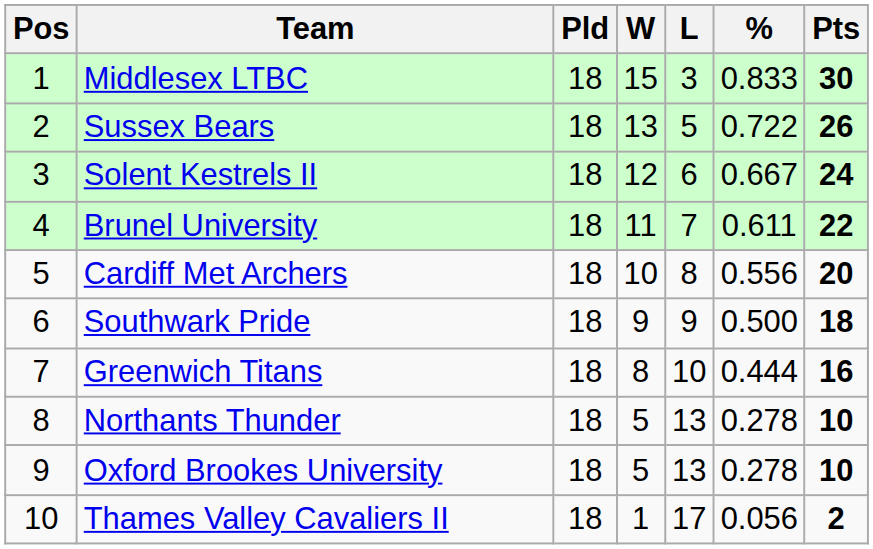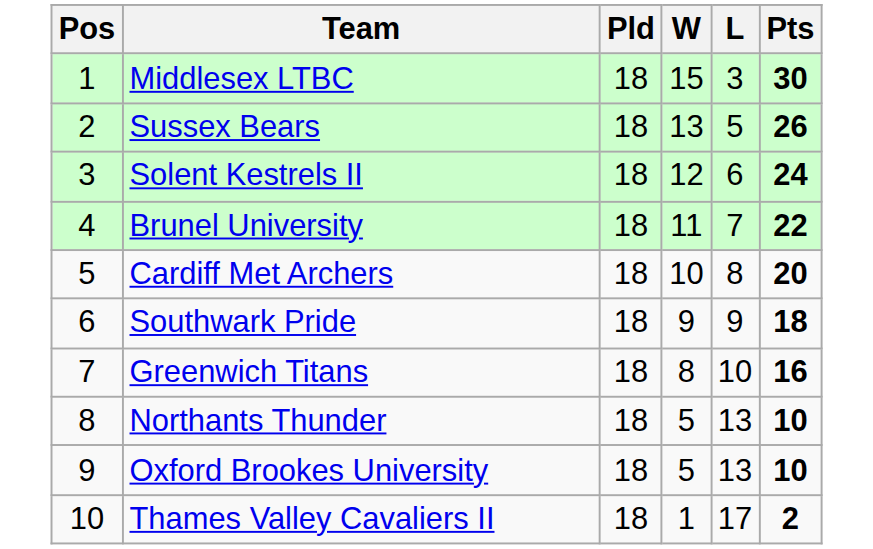- column: (759, 28)
